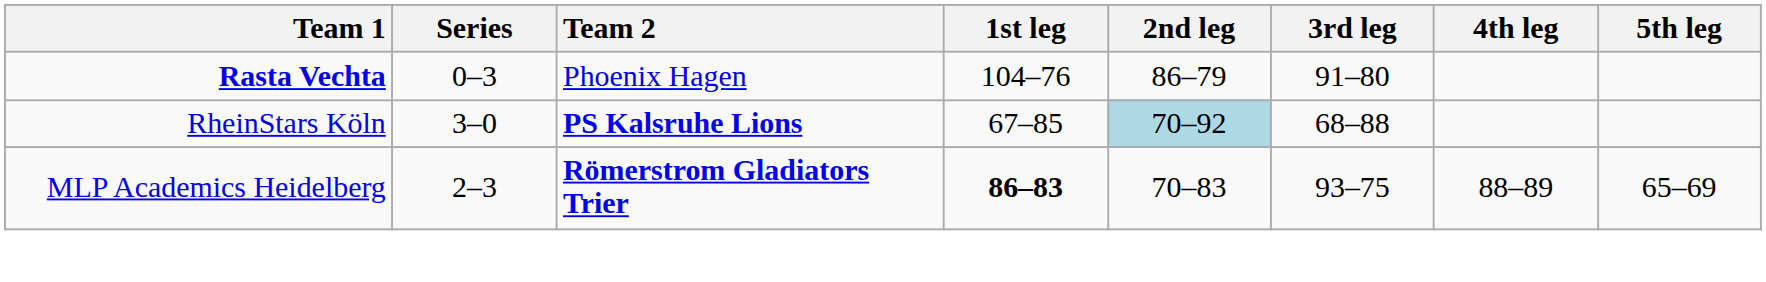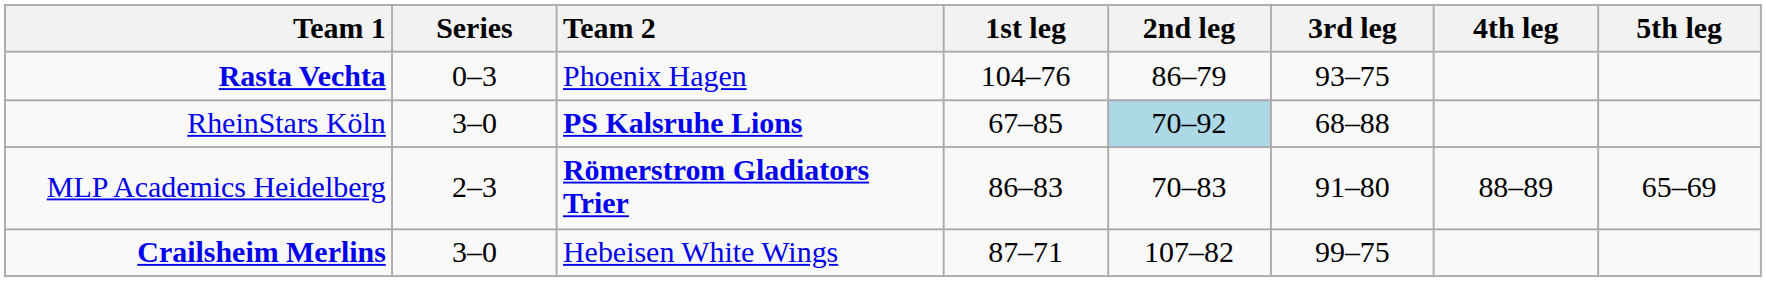(1352, 75) 91–80 -> (1352, 75) 93–75
(1026, 187) bold -> (1026, 187) normal
(1352, 187) 93–75 -> (1352, 187) 91–80
+ row: (262, 251)
